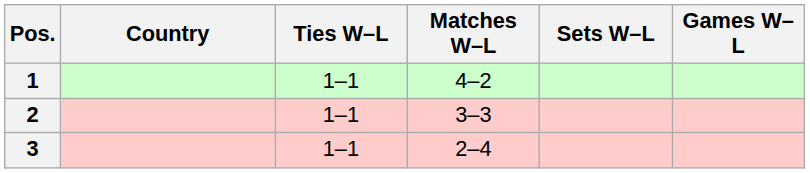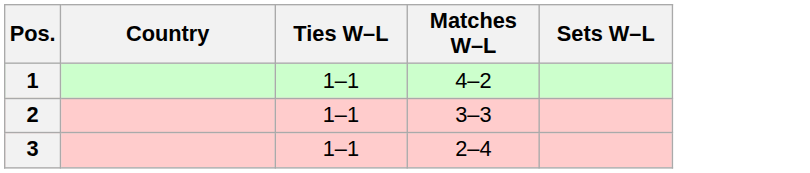- column: (738, 33)
